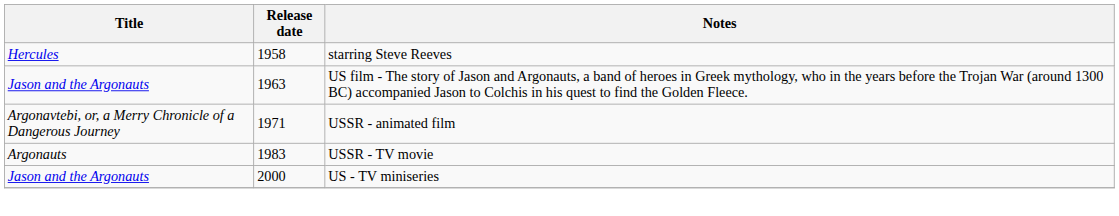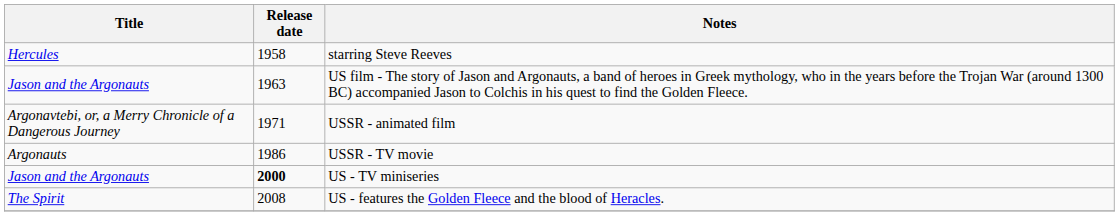(271, 154) 1983 -> (271, 154) 1986
(271, 176) normal -> (271, 176) bold
+ row: (496, 199)
